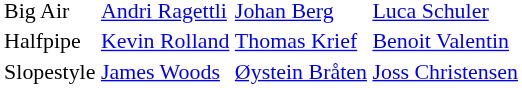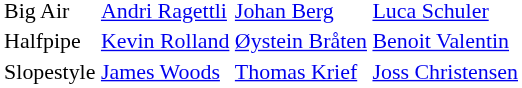(296, 41) Thomas Krief -> (301, 41) Øystein Bråten
(301, 71) Øystein Bråten -> (296, 71) Thomas Krief
